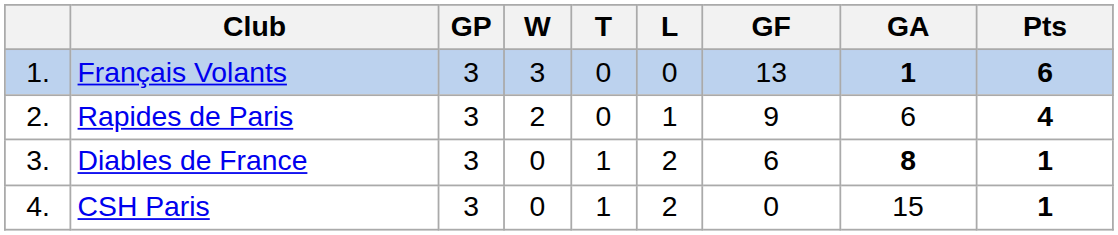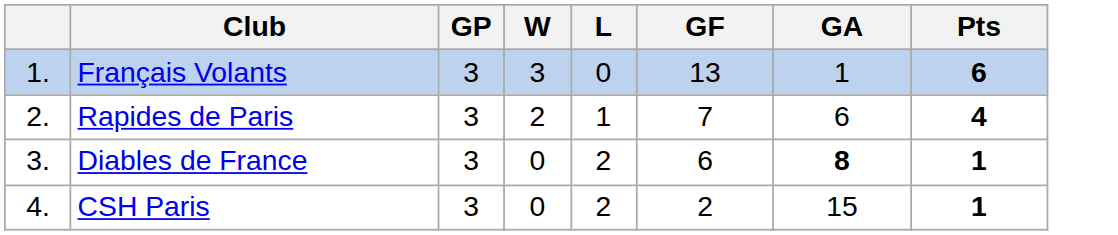- column: (603, 26)
(908, 71) bold -> (842, 71) normal
(771, 116) 9 -> (705, 116) 7
(771, 206) 0 -> (705, 206) 2
